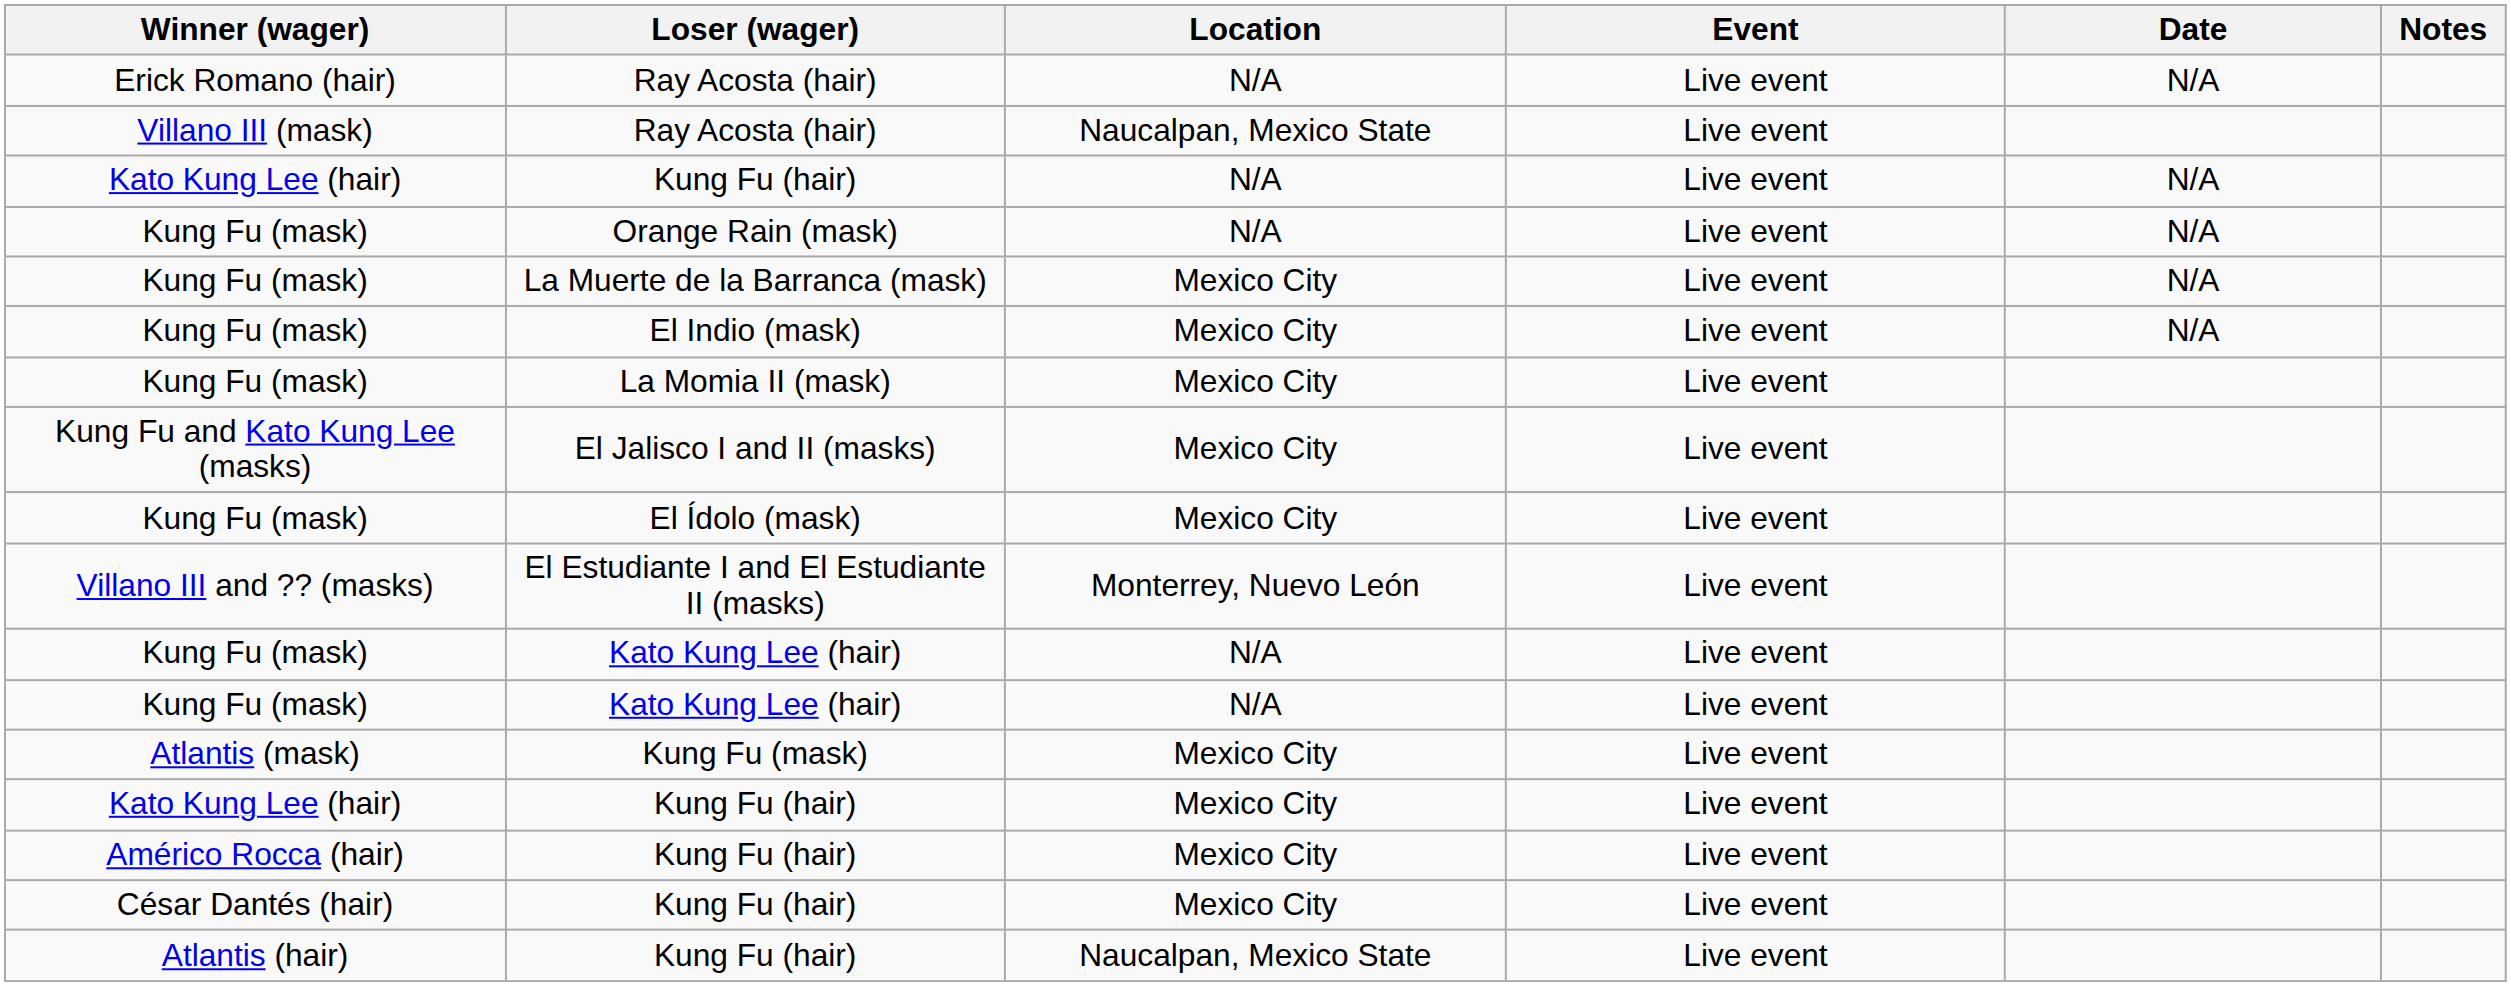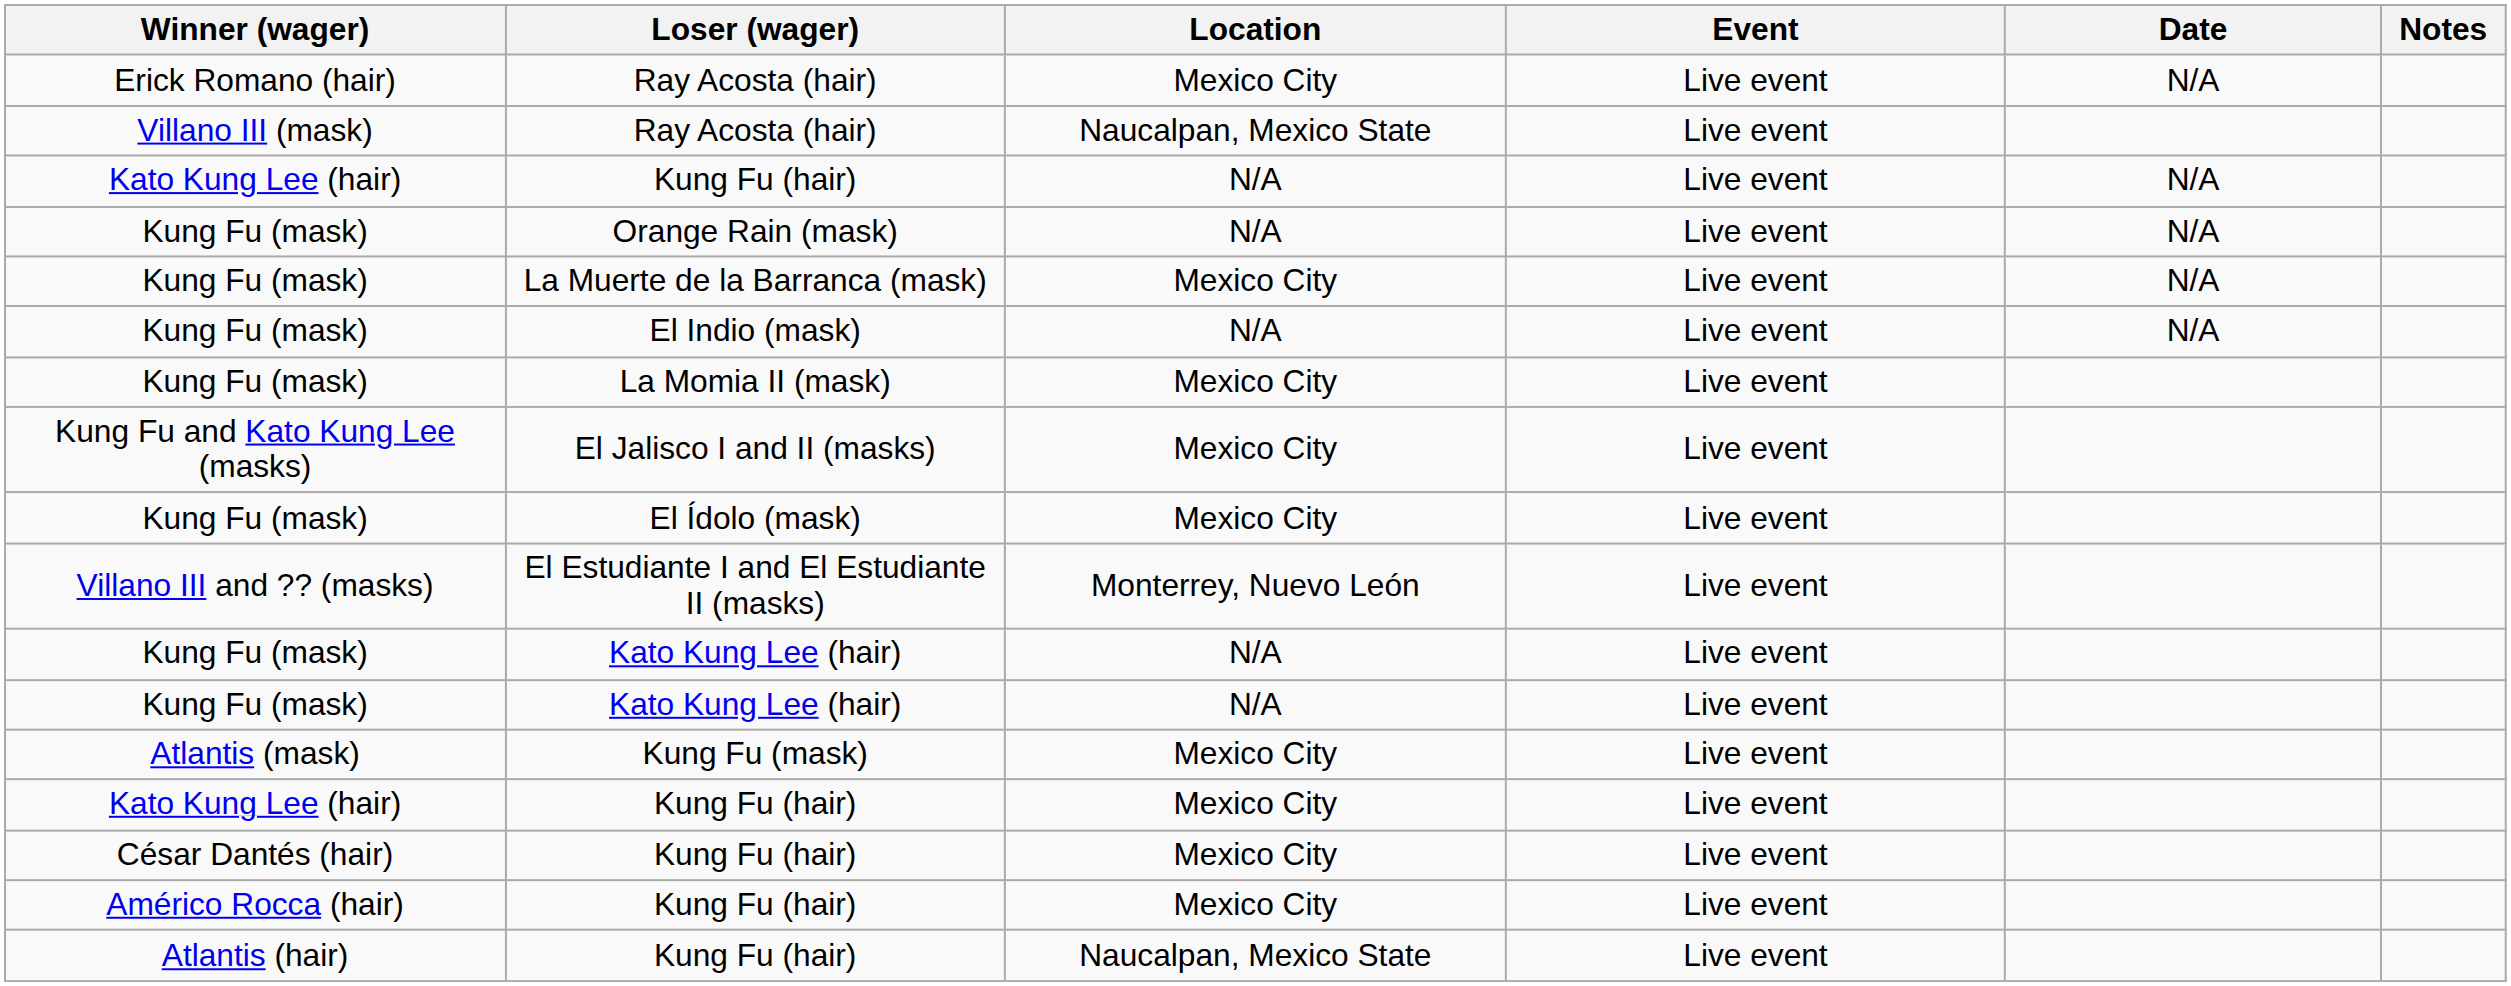(1255, 79) N/A -> (1255, 79) Mexico City
(1255, 331) Mexico City -> (1255, 331) N/A
rows swapped: (255, 904) <-> (255, 854)
